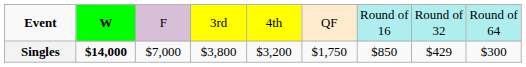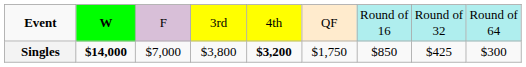(274, 51) normal -> (274, 51) bold
(439, 51) $429 -> (439, 51) $425
